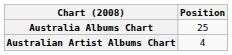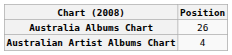(203, 27) 25 -> (203, 27) 26
